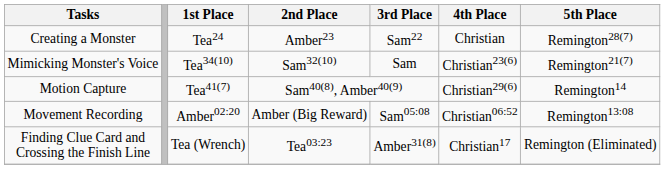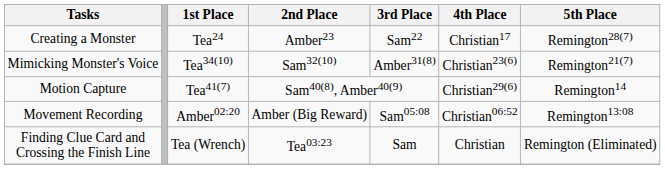(480, 38) Christian -> (480, 38) Christian17
(405, 63) Sam -> (405, 63) Amber31(8)
(405, 145) Amber31(8) -> (405, 145) Sam
(480, 145) Christian17 -> (480, 145) Christian
